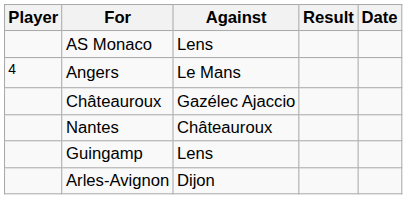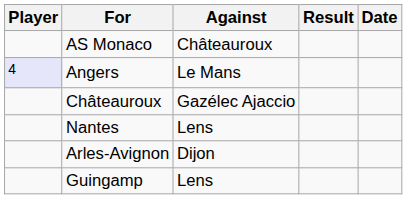(195, 44) Lens -> (225, 44) Châteauroux
(12, 69) no background -> (12, 69) lavender background
(225, 127) Châteauroux -> (195, 127) Lens
rows swapped: (104, 154) <-> (118, 180)
